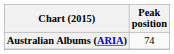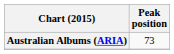(149, 40) 74 -> (149, 40) 73
